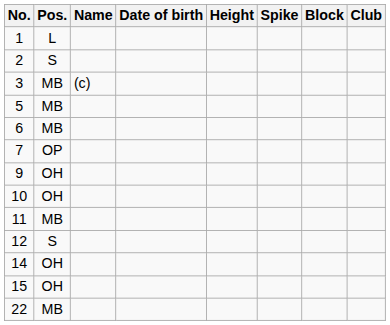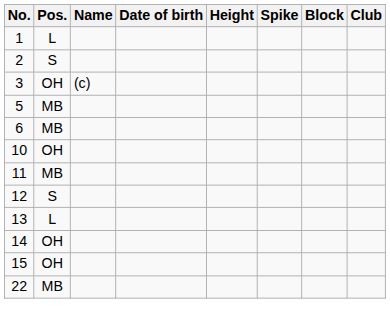(52, 83) MB -> (52, 83) OH
- row: (19, 151)
- row: (19, 173)
+ row: (19, 219)
